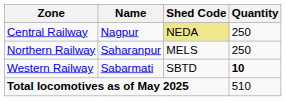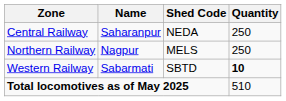(120, 31) Nagpur -> (131, 31) Saharanpur
(182, 31) khaki background -> (182, 31) no background
(131, 50) Saharanpur -> (120, 50) Nagpur
